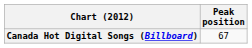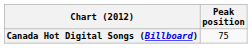(224, 36) 67 -> (224, 36) 75
